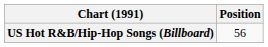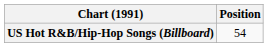(240, 33) 56 -> (240, 33) 54
